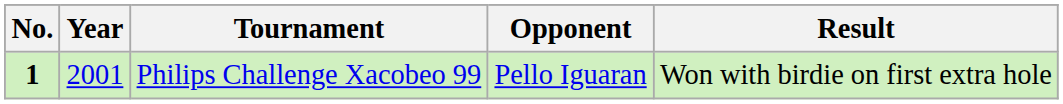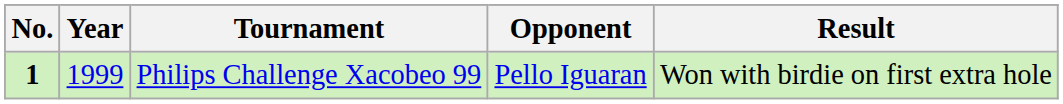(95, 74) 2001 -> (95, 74) 1999
